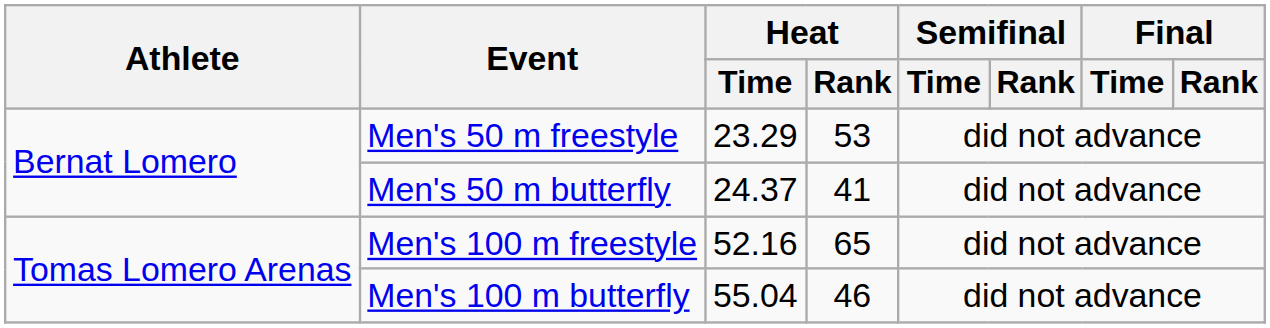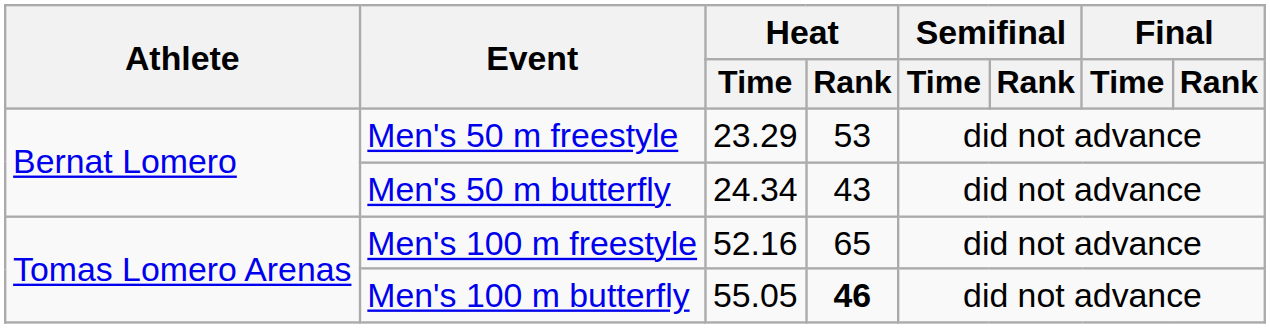(755, 190) 24.37 -> (755, 190) 24.34
(852, 190) 41 -> (852, 190) 43
(755, 297) 55.04 -> (755, 297) 55.05
(852, 297) normal -> (852, 297) bold
